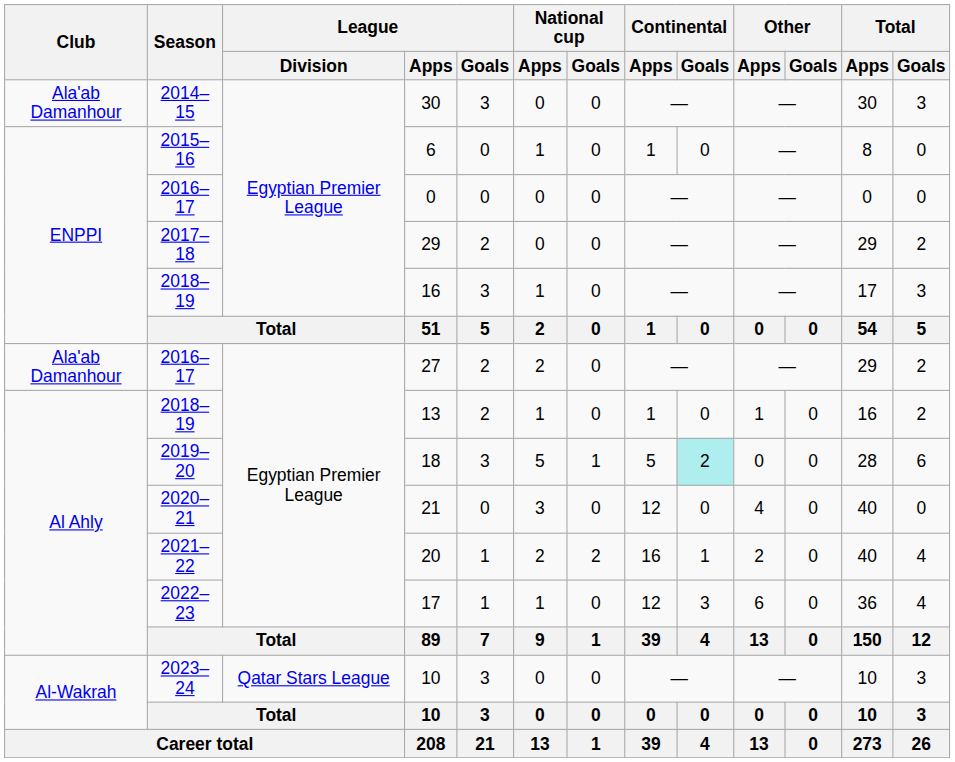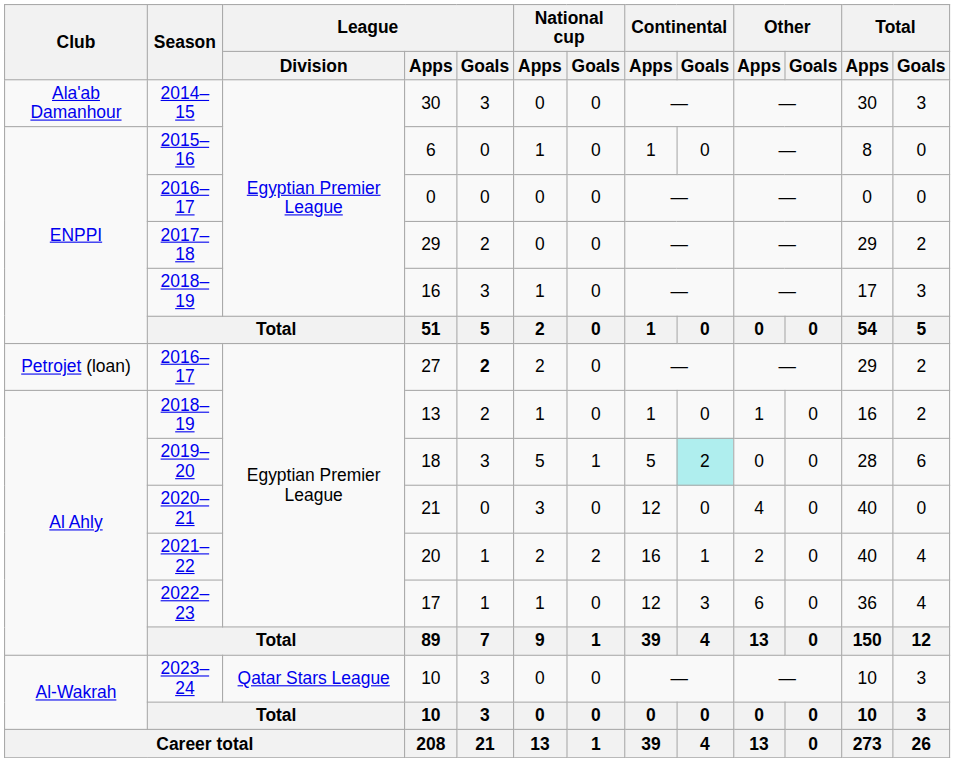(76, 367) Ala'ab Damanhour -> (76, 367) Petrojet (loan)
(485, 367) normal -> (485, 367) bold
